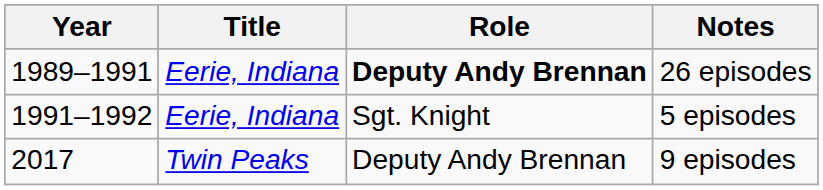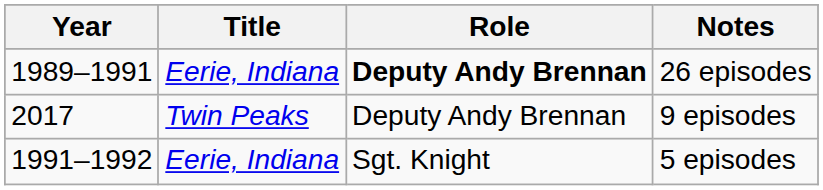rows swapped: (728, 116) <-> (728, 160)
